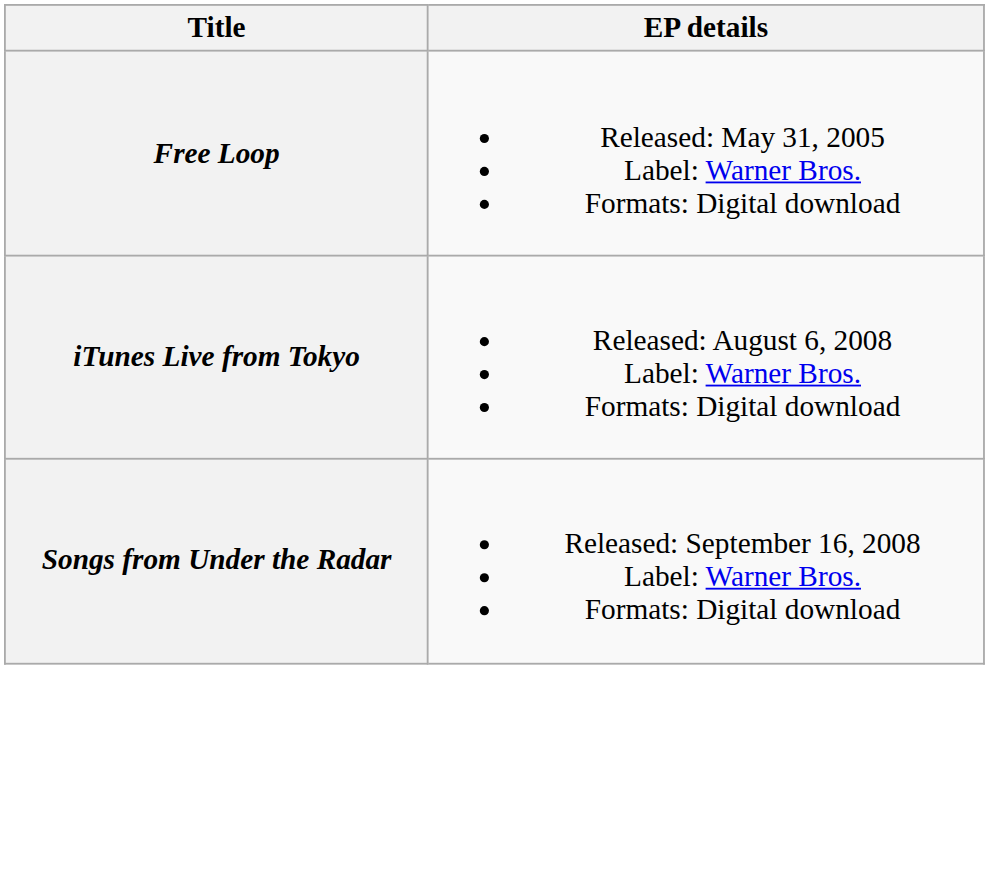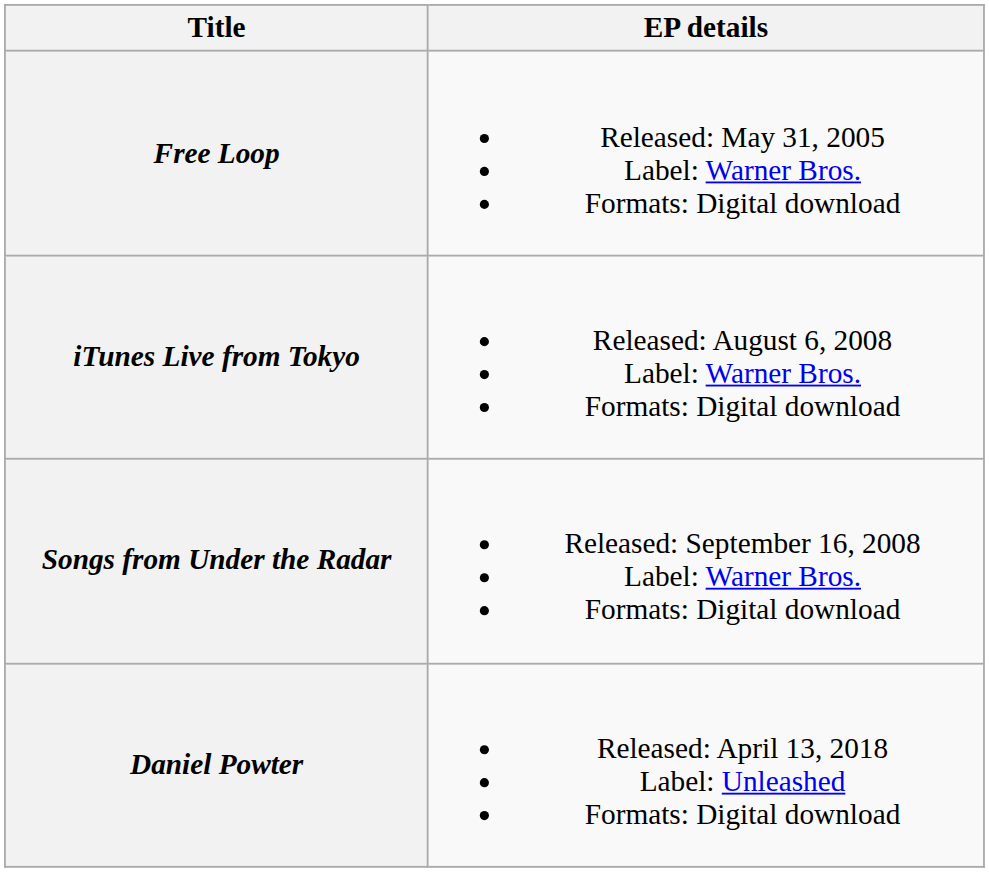+ row: (217, 764)
